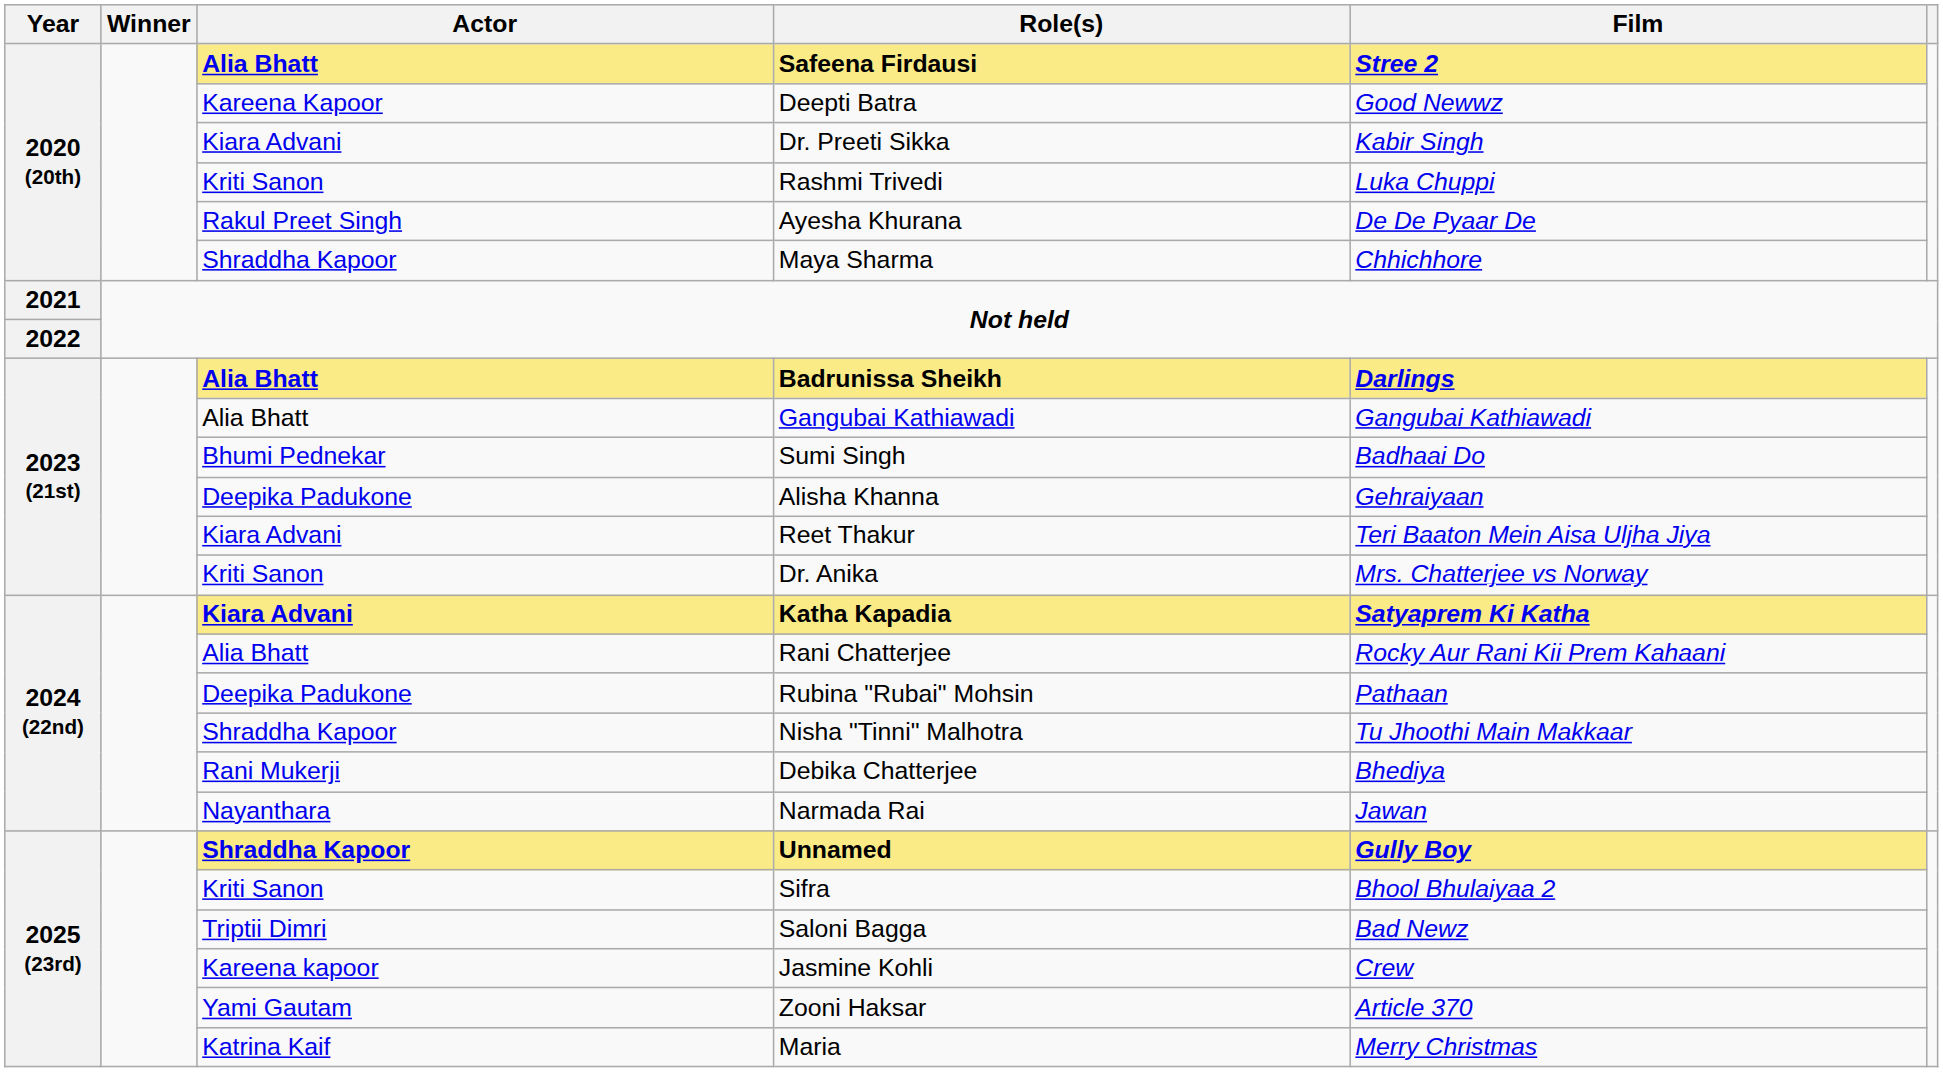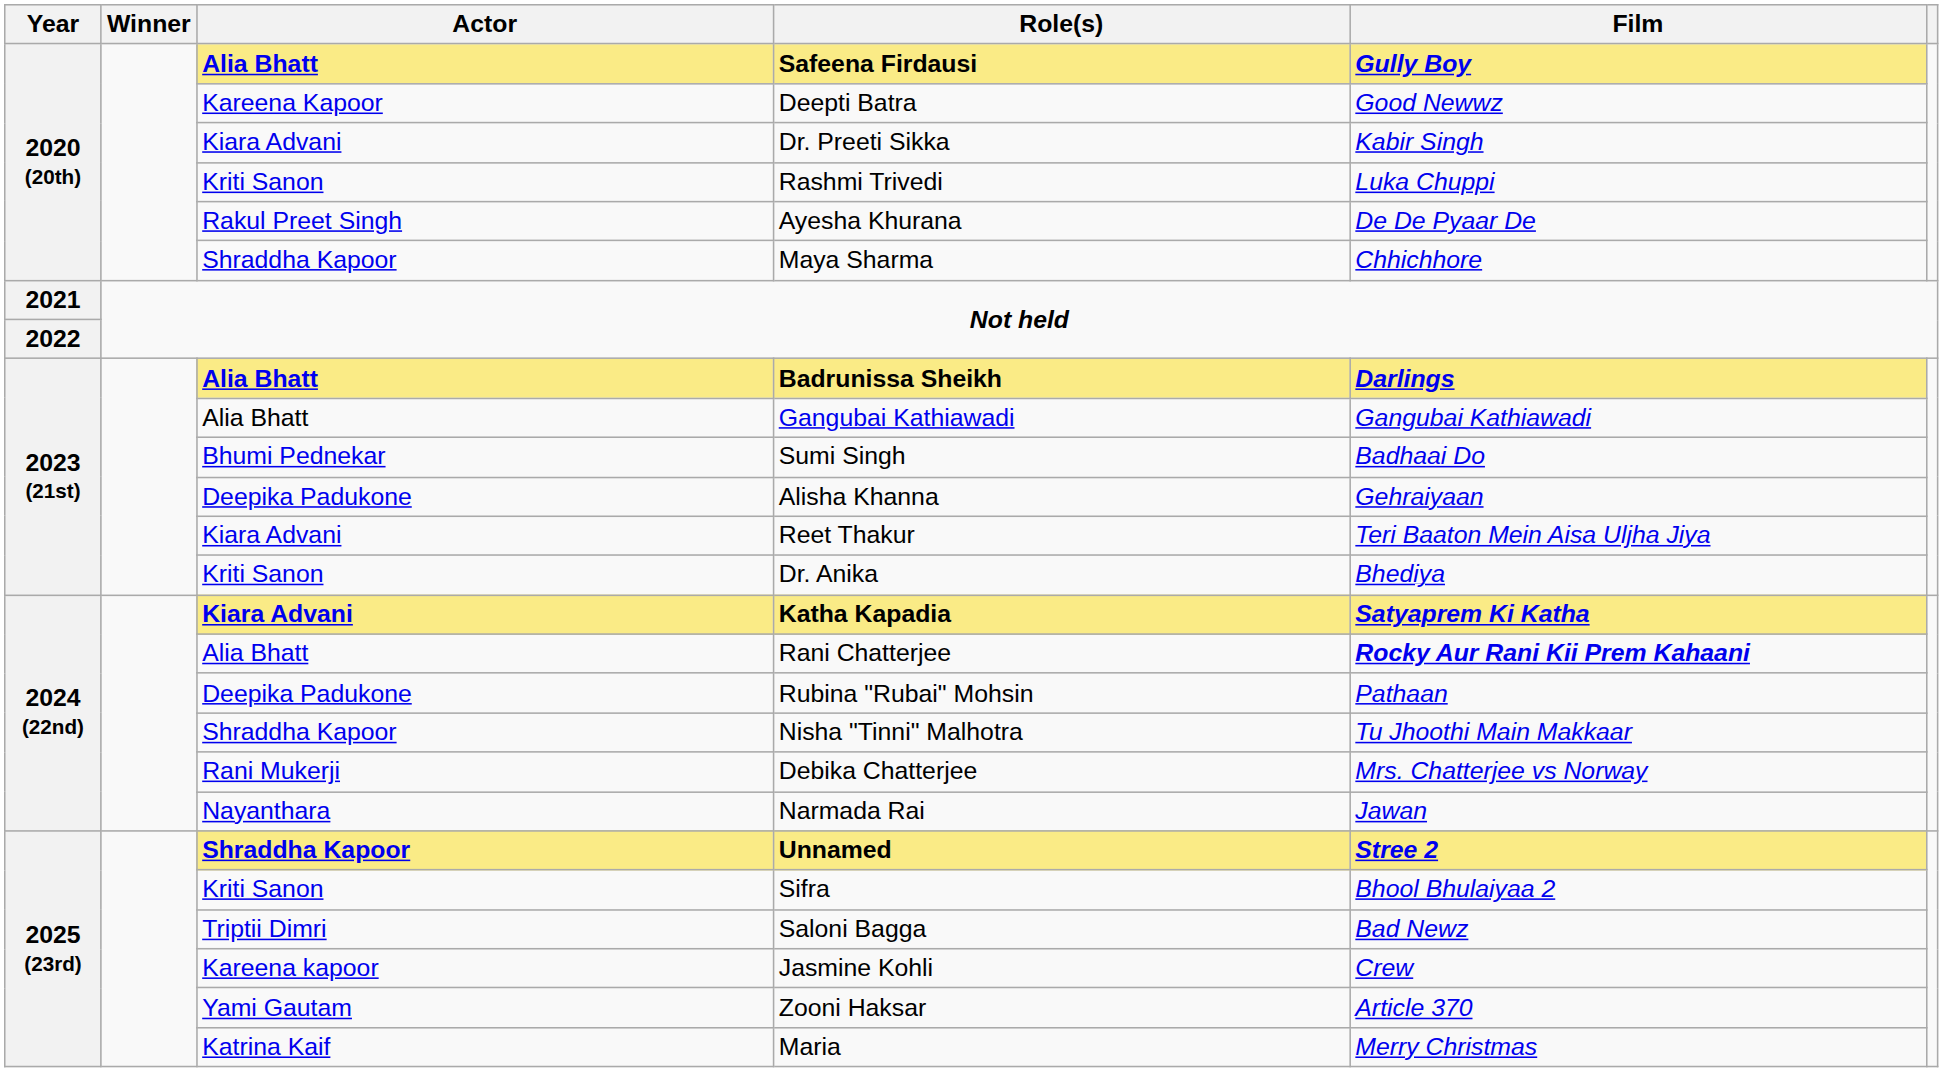(1397, 63) Stree 2 -> (1413, 63) Gully Boy
(1501, 574) Mrs. Chatterjee vs Norway -> (1400, 574) Bhediya
(1540, 653) normal -> (1553, 653) bold
(1400, 771) Bhediya -> (1501, 771) Mrs. Chatterjee vs Norway
(1413, 850) Gully Boy -> (1397, 850) Stree 2
